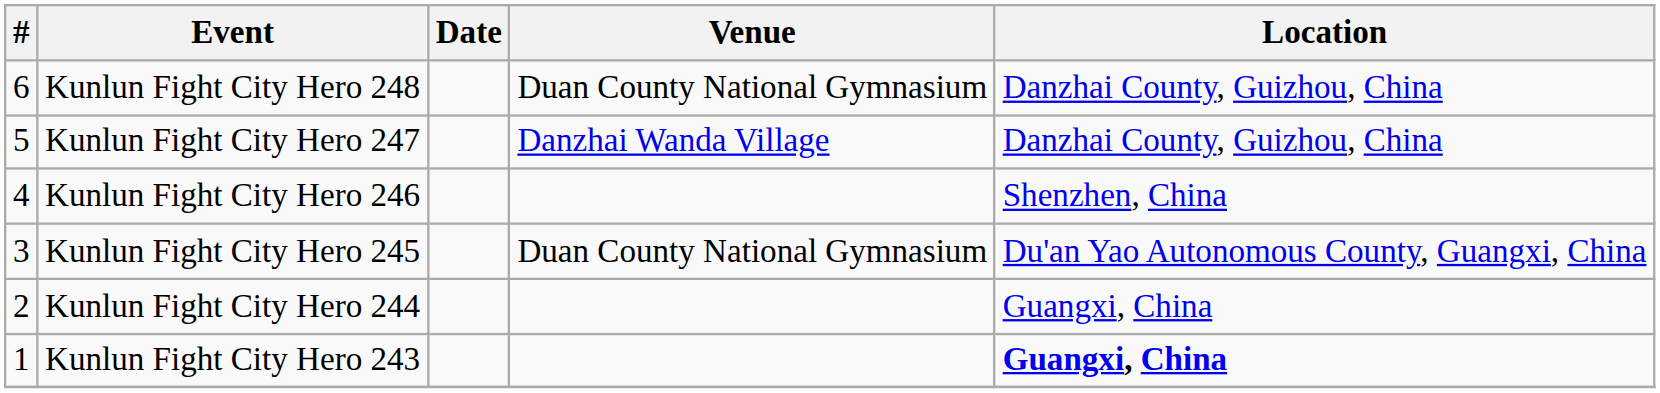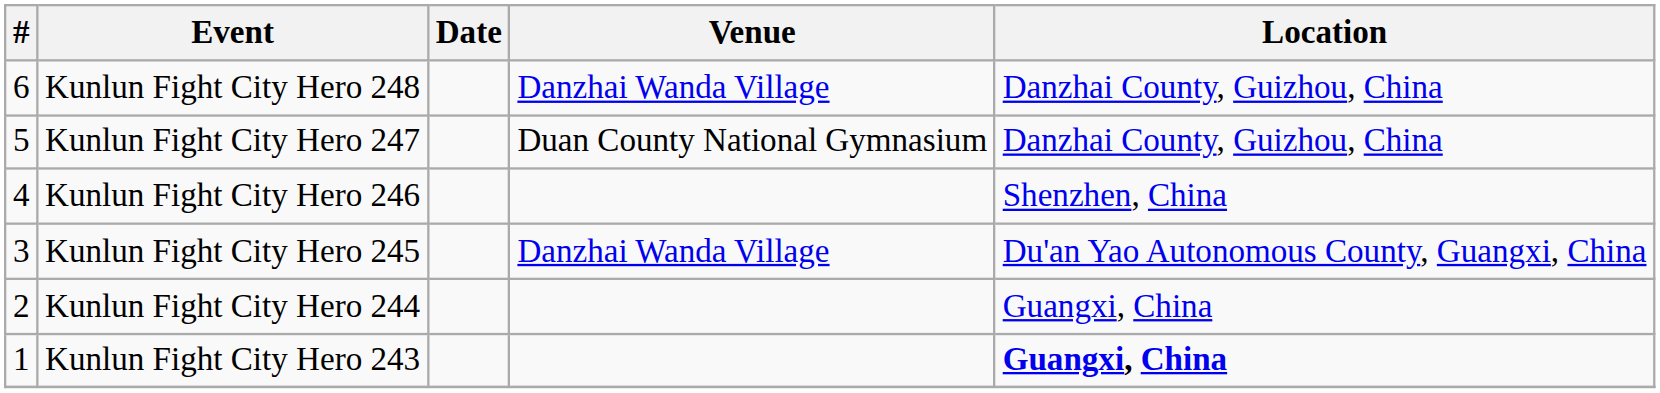(752, 86) Duan County National Gymnasium -> (673, 86) Danzhai Wanda Village
(673, 141) Danzhai Wanda Village -> (752, 141) Duan County National Gymnasium
(752, 250) Duan County National Gymnasium -> (673, 250) Danzhai Wanda Village
